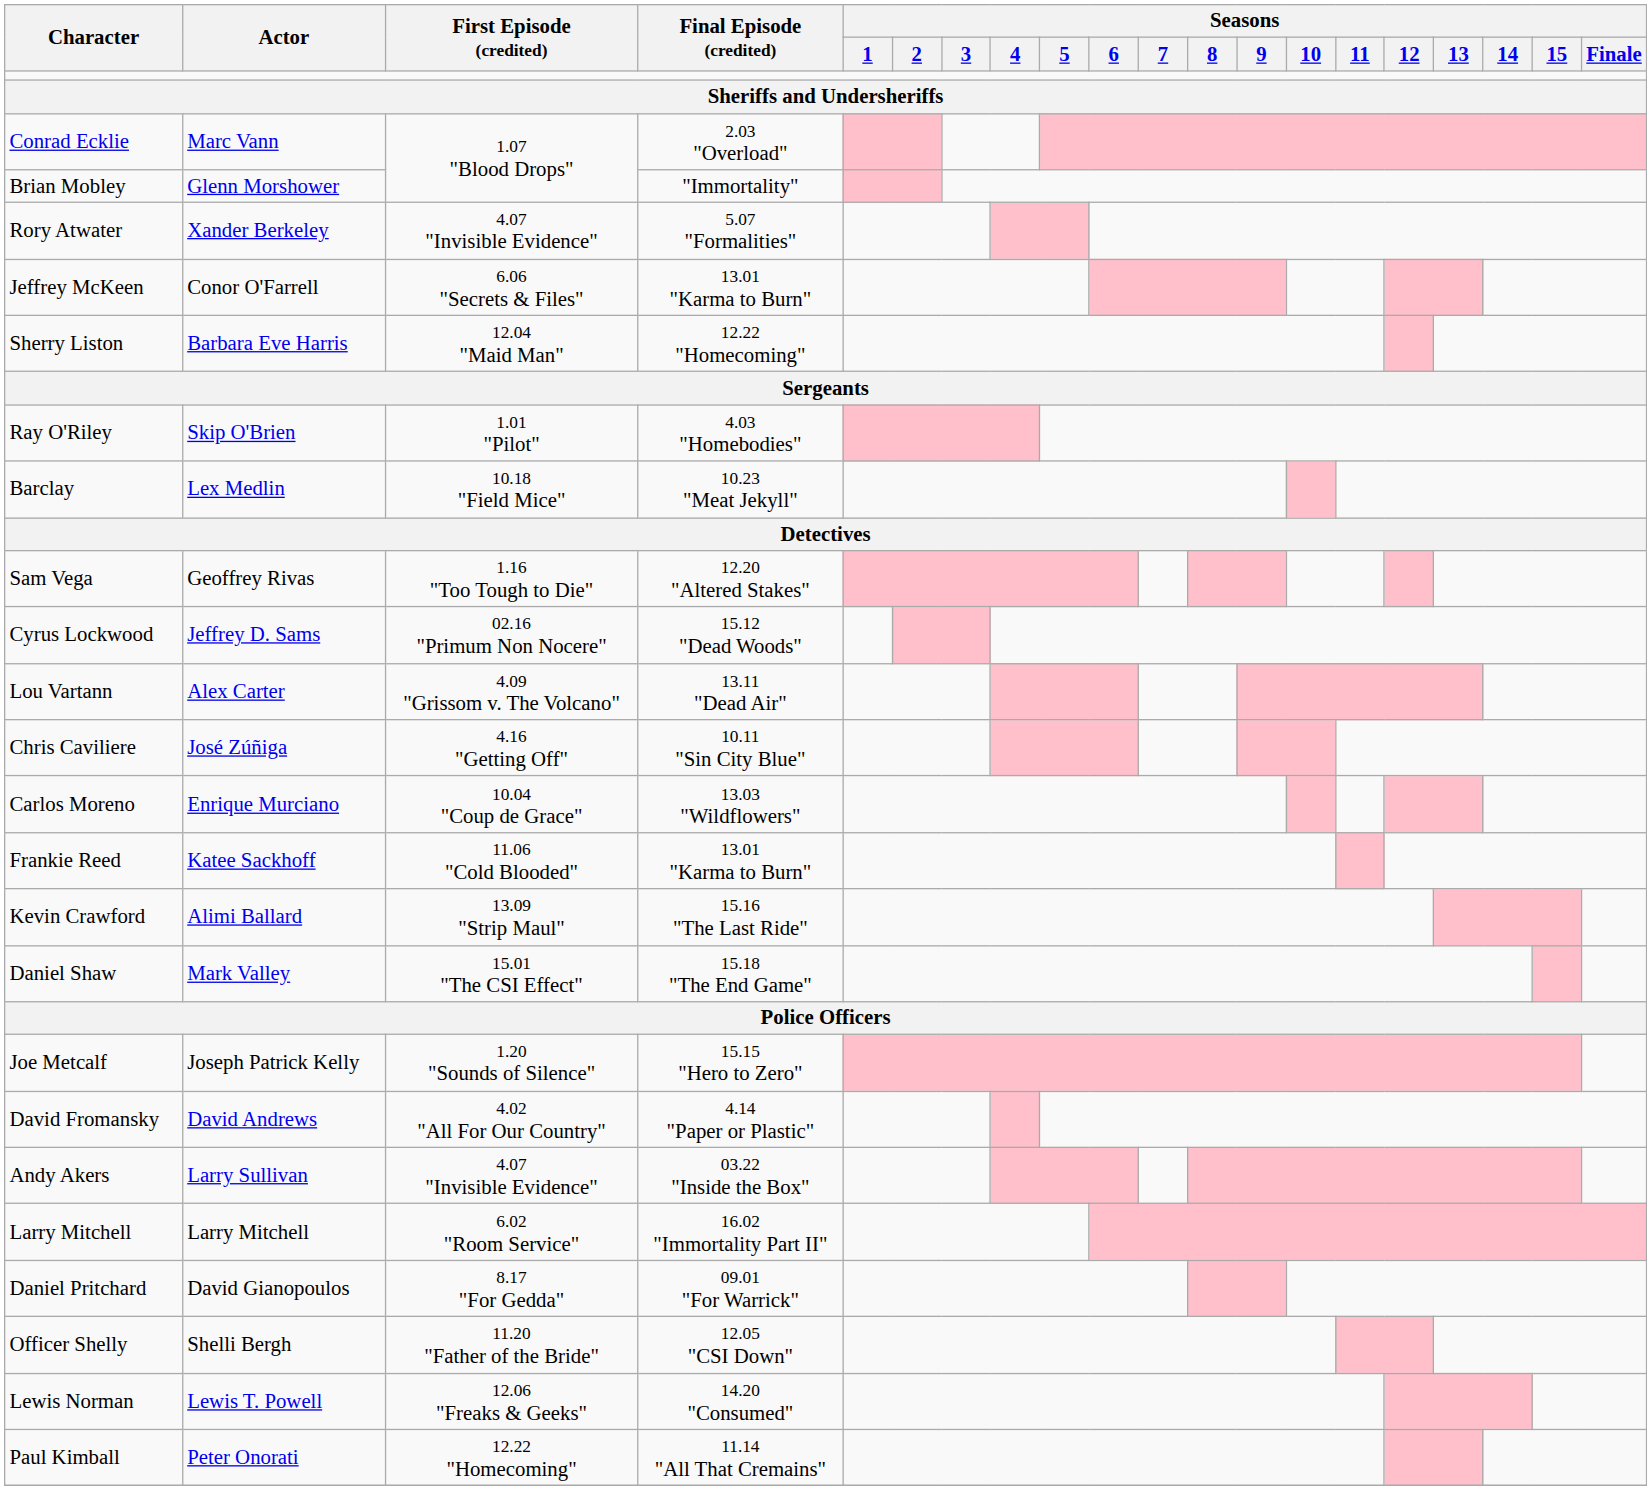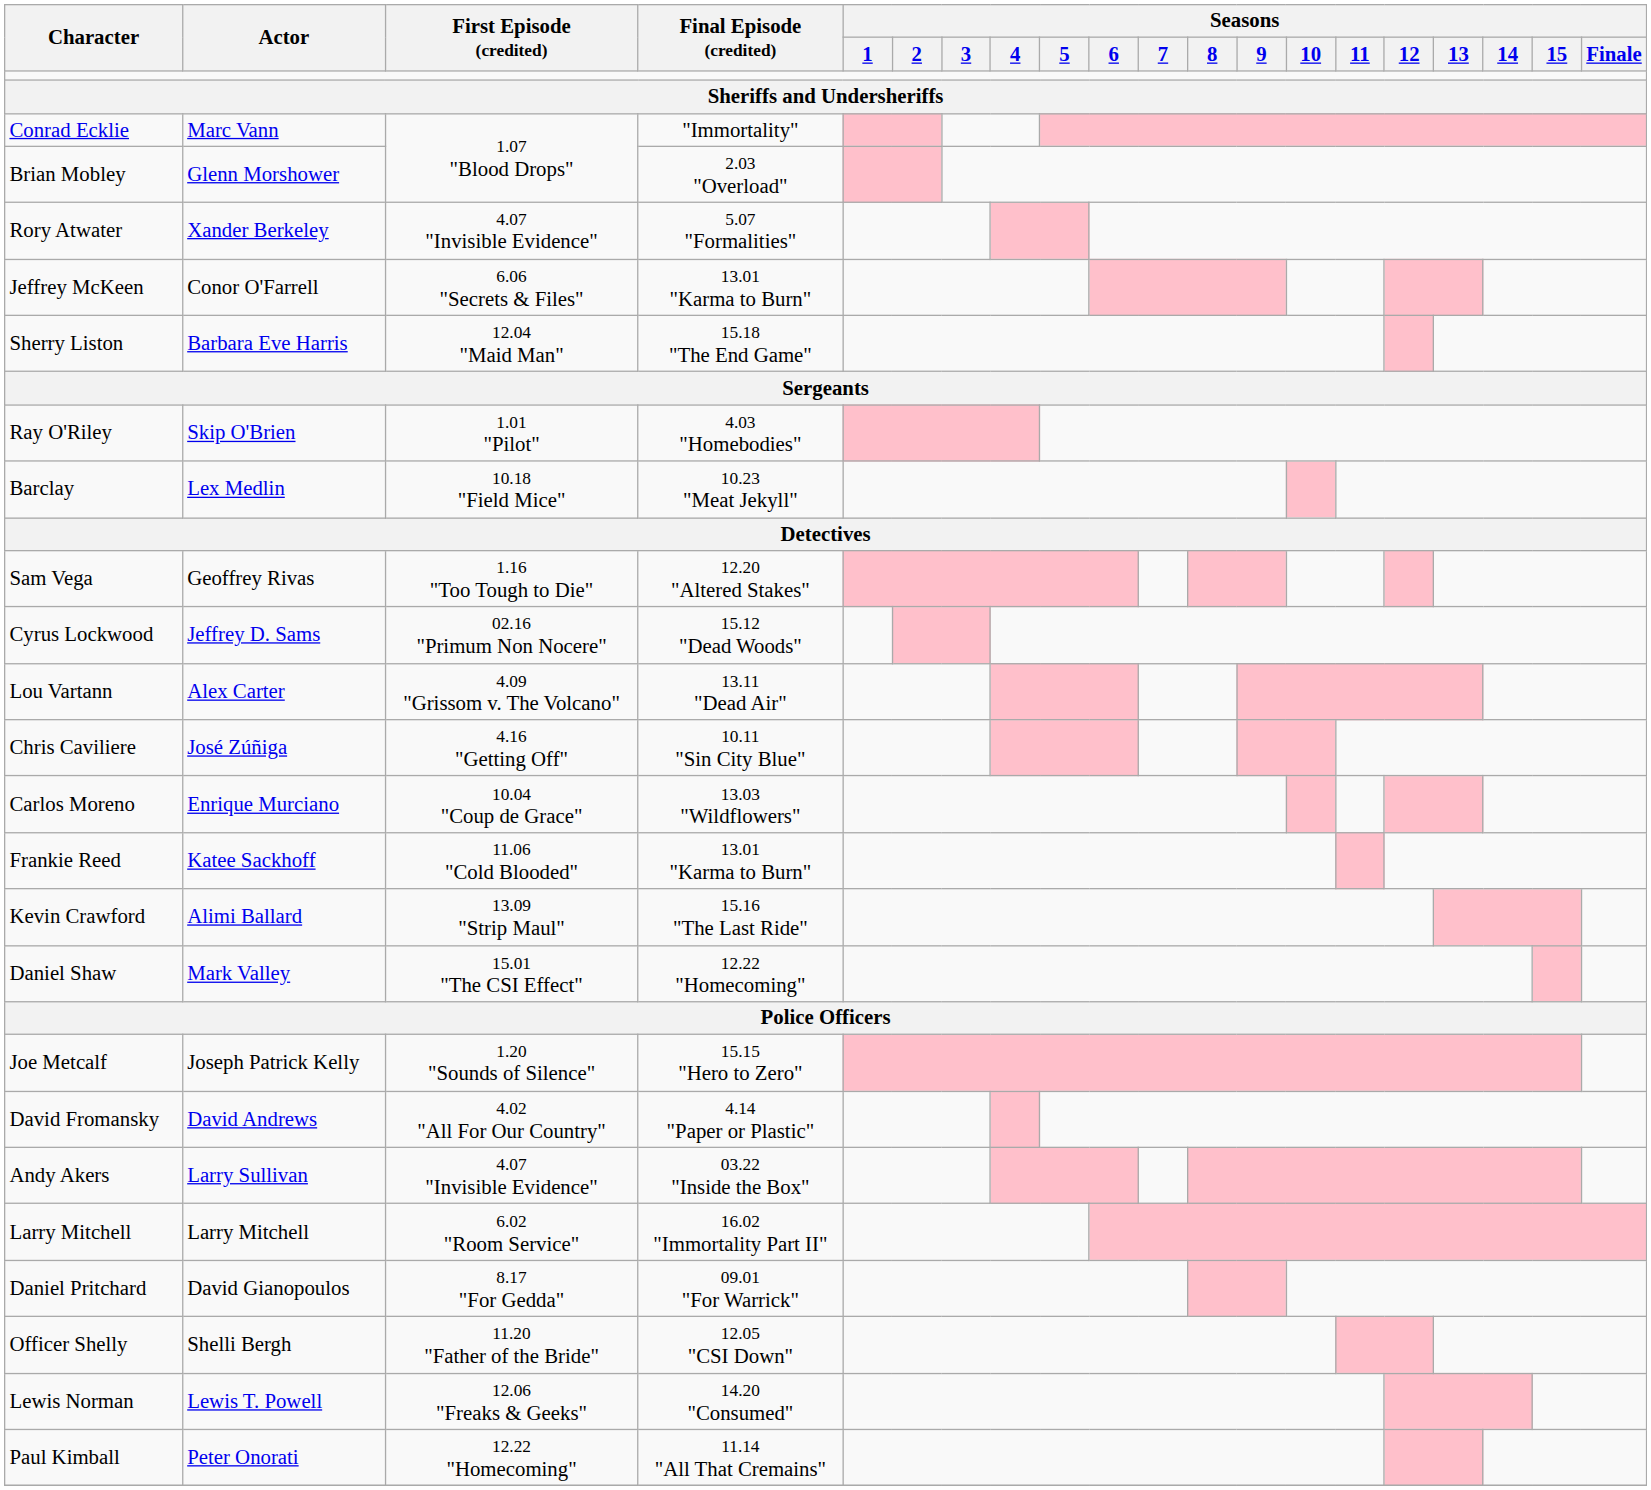(740, 142) 2.03 "Overload" -> (740, 129) "Immortality"
(740, 185) "Immortality" -> (740, 175) 2.03 "Overload"
(740, 344) 12.22 "Homecoming" -> (740, 344) 15.18 "The End Game"
(740, 974) 15.18 "The End Game" -> (740, 974) 12.22 "Homecoming"
